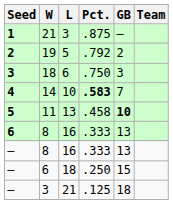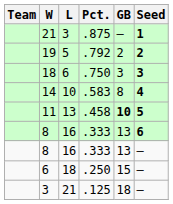columns swapped: (151, 14) <-> (22, 14)
(96, 92) bold -> (96, 92) normal
(120, 92) 7 -> (120, 92) 8
